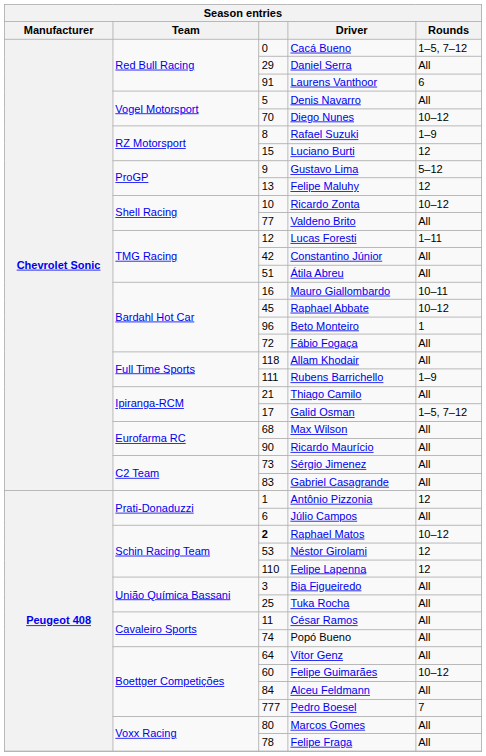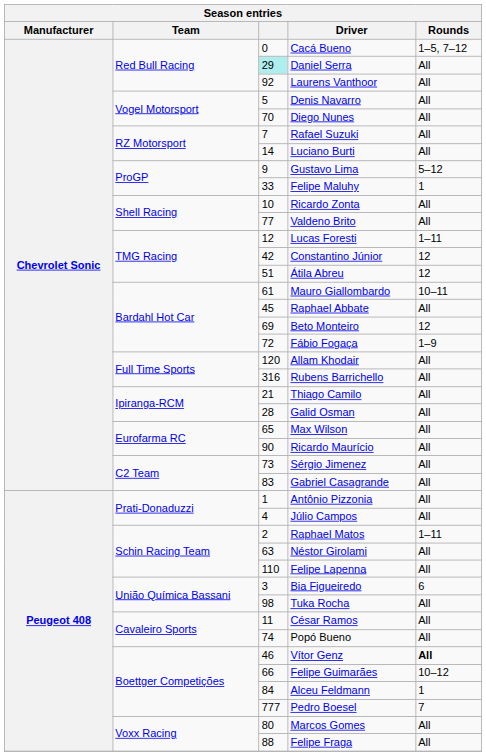(268, 65) no background -> (268, 65) paleturquoise background
(268, 82) 91 -> (268, 82) 92
(421, 82) 6 -> (424, 82) All
(433, 117) 10–12 -> (424, 117) All
(265, 134) 8 -> (265, 134) 7
(427, 134) 1–9 -> (424, 134) All
(268, 152) 15 -> (268, 152) 14
(424, 152) 12 -> (424, 152) All
(268, 186) 13 -> (268, 186) 33
(424, 186) 12 -> (421, 186) 1
(433, 204) 10–12 -> (424, 204) All
(424, 256) All -> (424, 256) 12
(424, 273) All -> (424, 273) 12
(268, 291) 16 -> (268, 291) 61
(433, 308) 10–12 -> (424, 308) All
(268, 325) 96 -> (268, 325) 69
(421, 325) 1 -> (424, 325) 12
(424, 343) All -> (427, 343) 1–9
(270, 360) 118 -> (271, 360) 120
(270, 377) 111 -> (271, 377) 316
(427, 377) 1–9 -> (424, 377) All
(268, 412) 17 -> (268, 412) 28
(443, 412) 1–5, 7–12 -> (424, 412) All
(268, 429) 68 -> (268, 429) 65
(424, 499) 12 -> (424, 499) All
(265, 516) 6 -> (265, 516) 4
(265, 534) bold -> (265, 534) normal
(433, 534) 10–12 -> (430, 534) 1–11
(268, 551) 53 -> (268, 551) 63
(424, 551) 12 -> (424, 551) All
(424, 568) 12 -> (424, 568) All
(424, 586) All -> (421, 586) 6
(268, 603) 25 -> (268, 603) 98
(268, 655) 64 -> (268, 655) 46
(424, 655) normal -> (425, 655) bold
(268, 673) 60 -> (268, 673) 66
(424, 690) All -> (421, 690) 1
(268, 742) 78 -> (268, 742) 88
